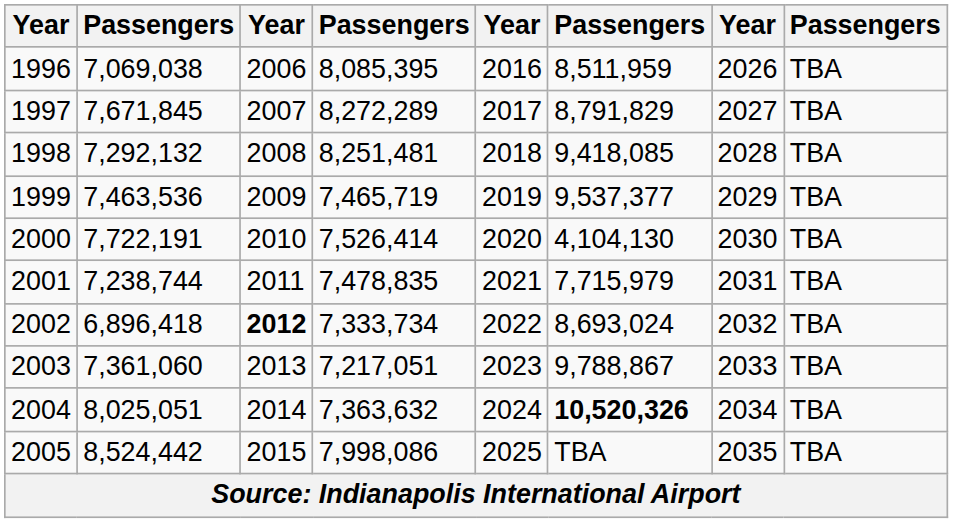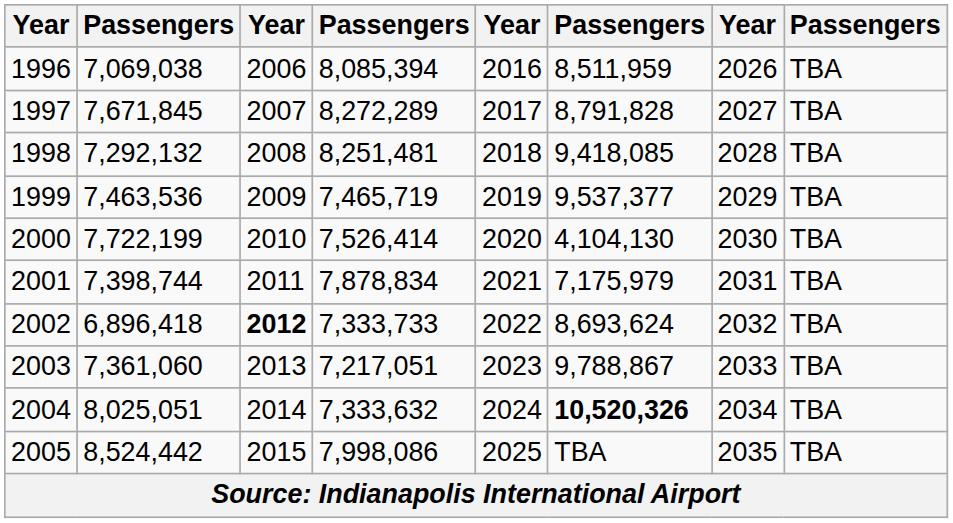(379, 68) 8,085,395 -> (379, 68) 8,085,394
(614, 111) 8,791,829 -> (614, 111) 8,791,828
(143, 238) 7,722,191 -> (143, 238) 7,722,199
(143, 281) 7,238,744 -> (143, 281) 7,398,744
(379, 281) 7,478,835 -> (379, 281) 7,878,834
(614, 281) 7,715,979 -> (614, 281) 7,175,979
(379, 324) 7,333,734 -> (379, 324) 7,333,733
(614, 324) 8,693,024 -> (614, 324) 8,693,624
(379, 409) 7,363,632 -> (379, 409) 7,333,632
